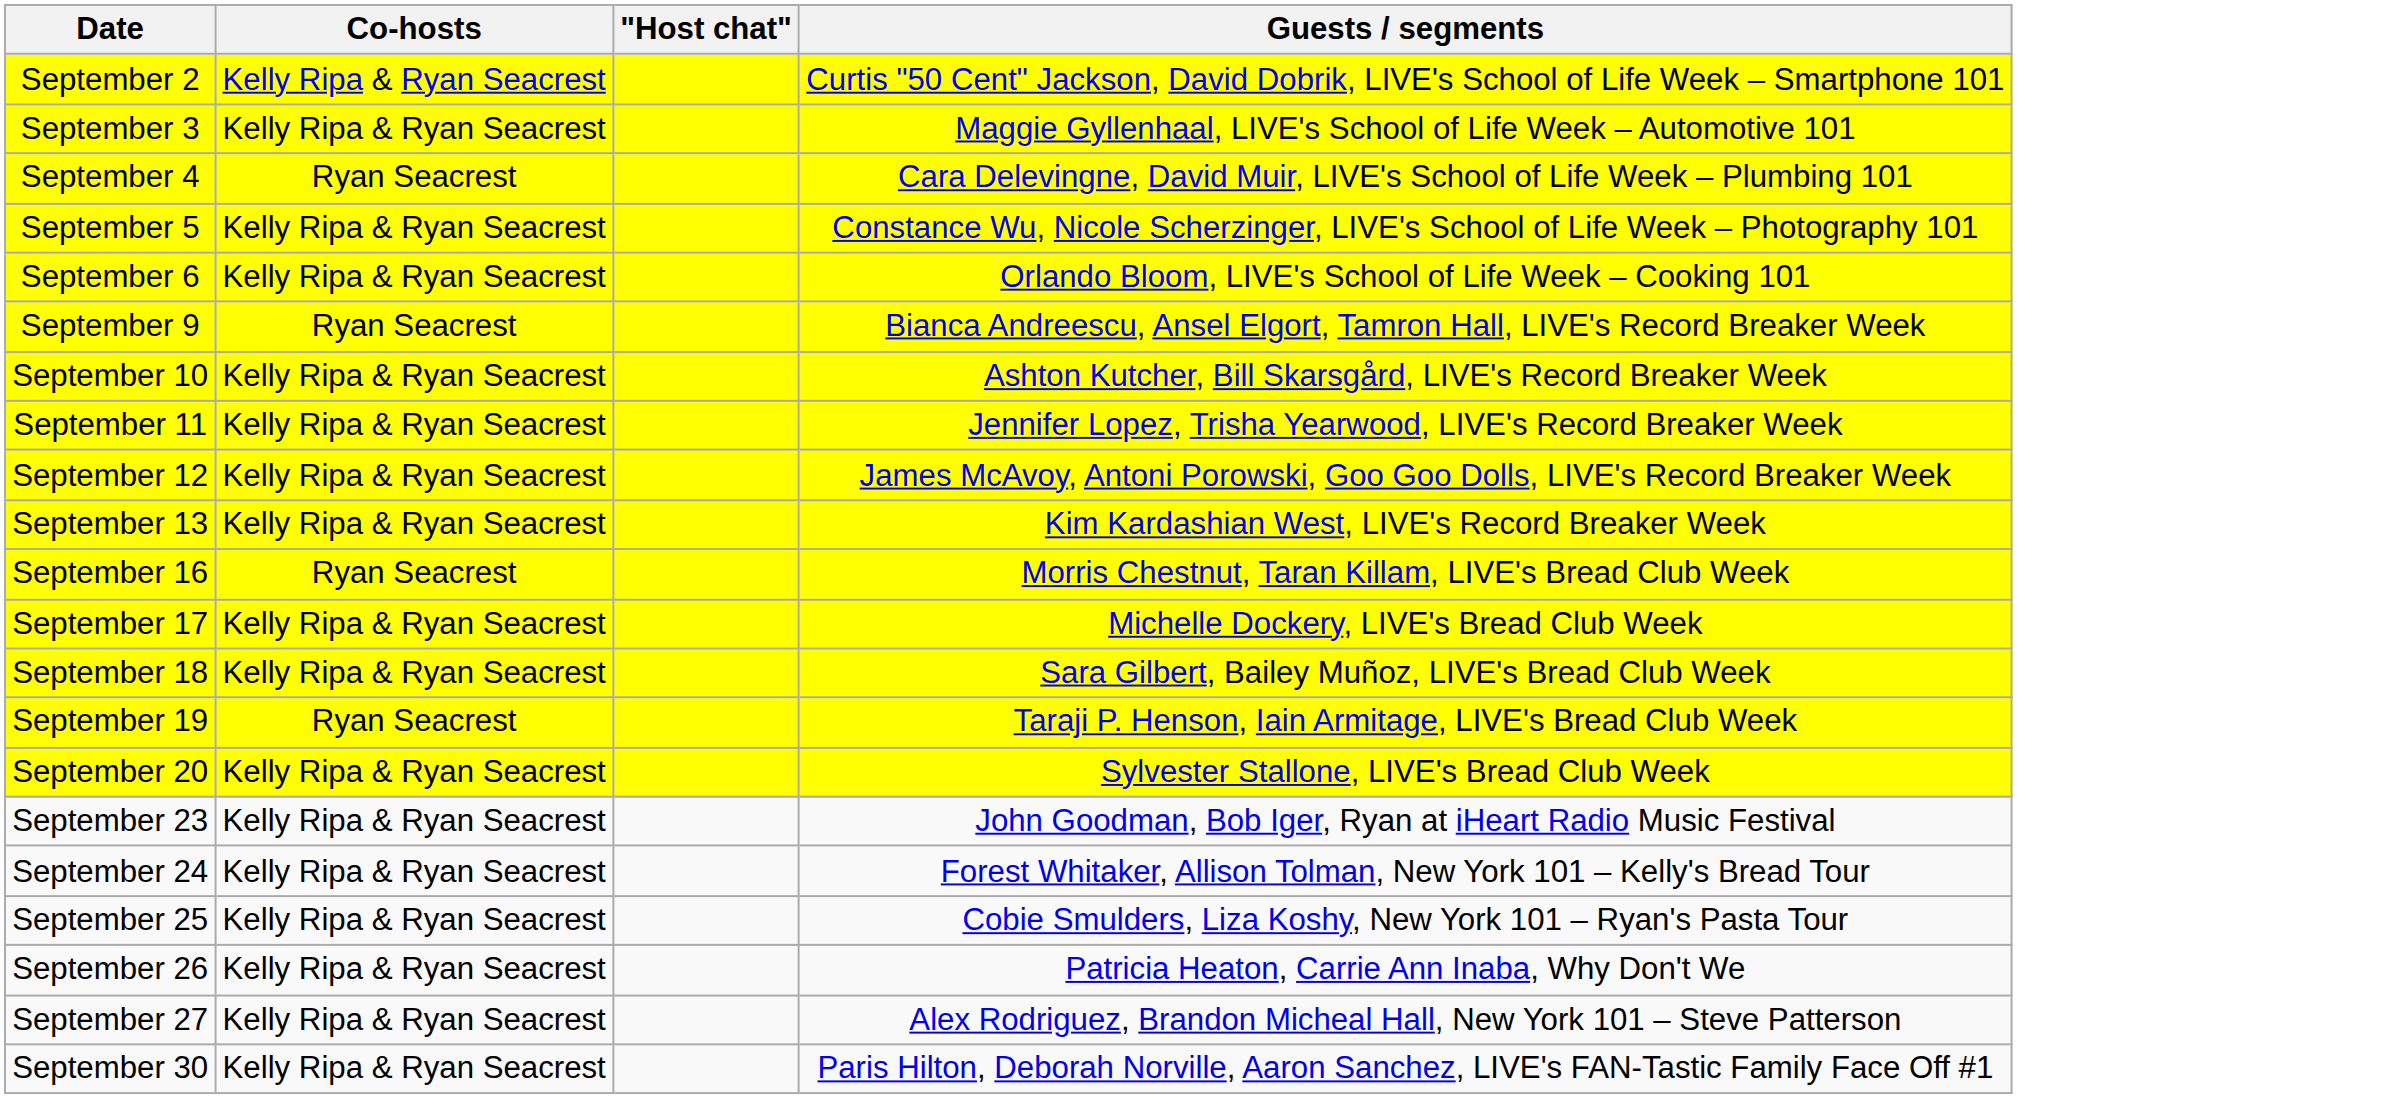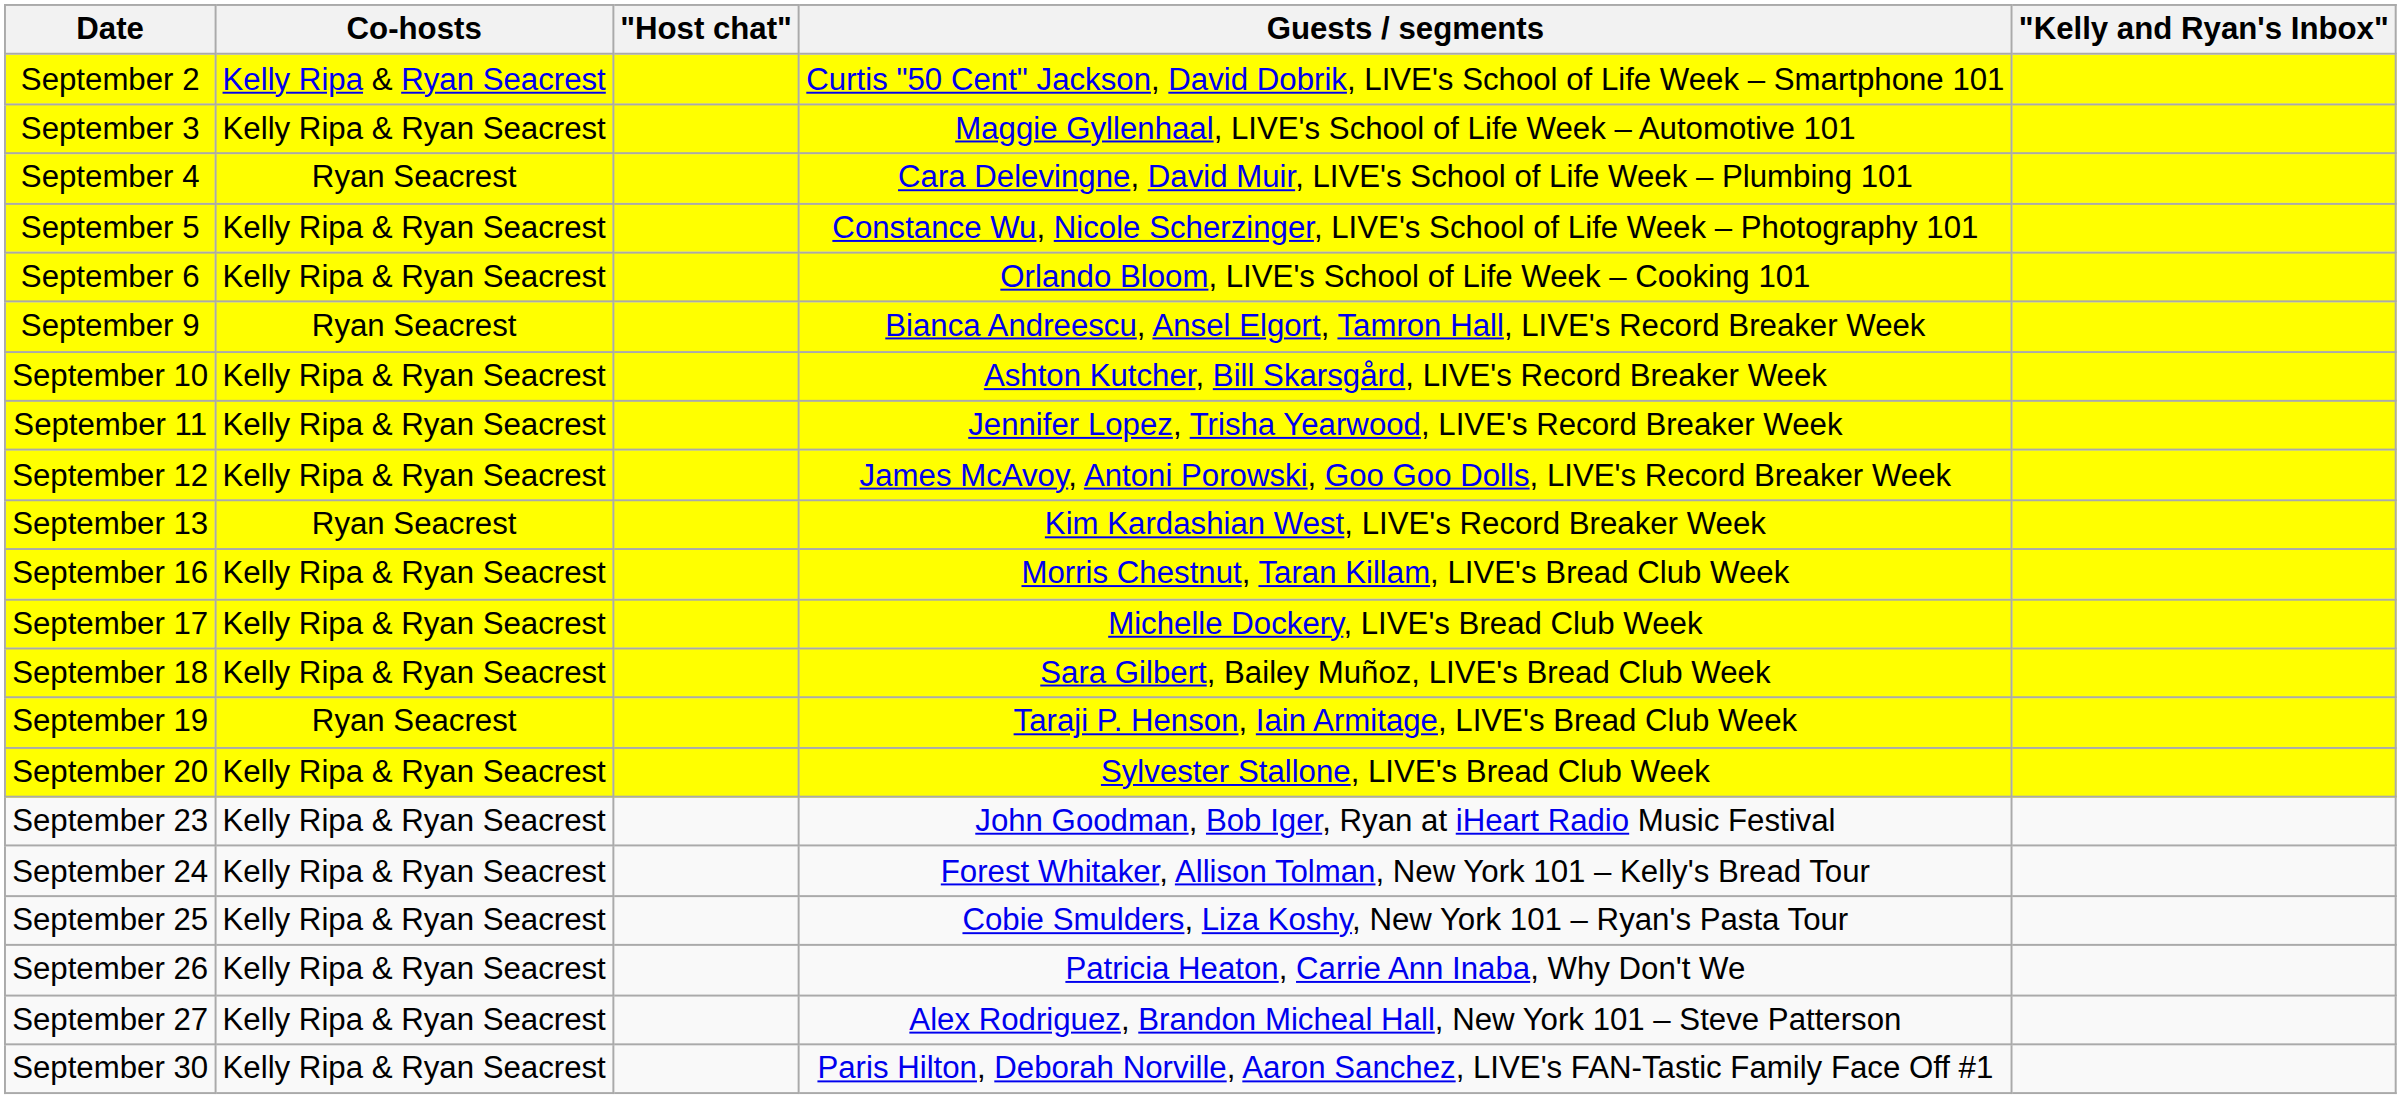+ column: (2204, 29)
(414, 524) Kelly Ripa & Ryan Seacrest -> (414, 524) Ryan Seacrest
(414, 573) Ryan Seacrest -> (414, 573) Kelly Ripa & Ryan Seacrest
